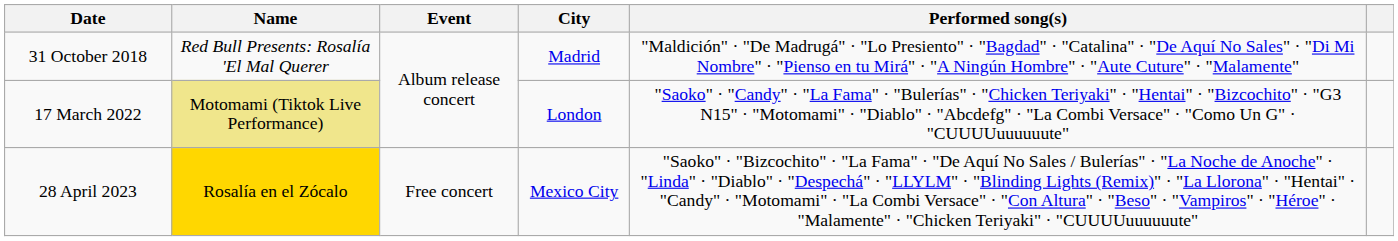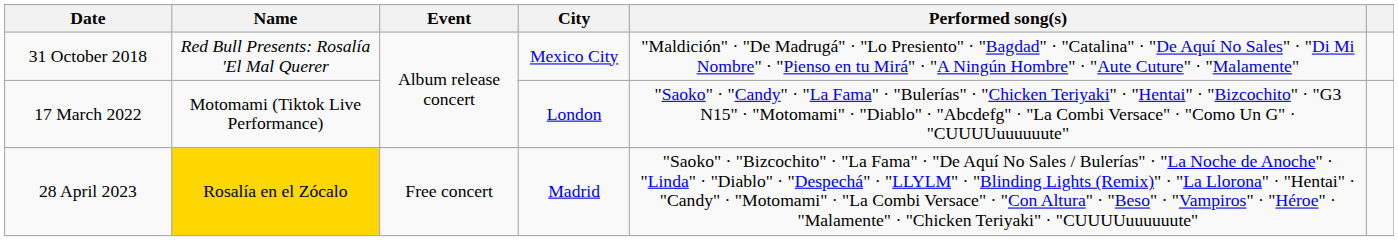(574, 56) Madrid -> (574, 56) Mexico City
(275, 113) khaki background -> (275, 113) no background
(574, 191) Mexico City -> (574, 191) Madrid
